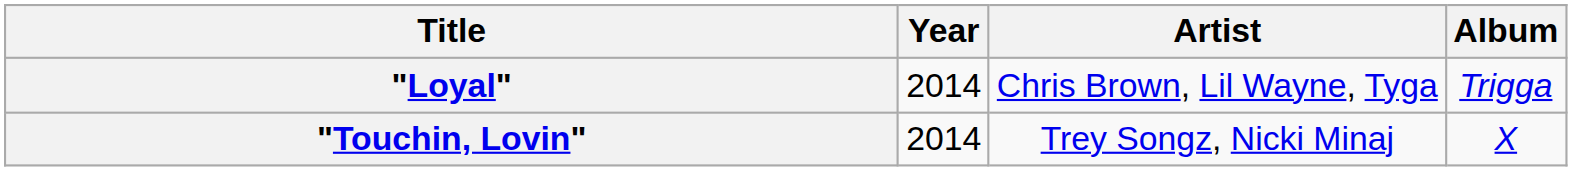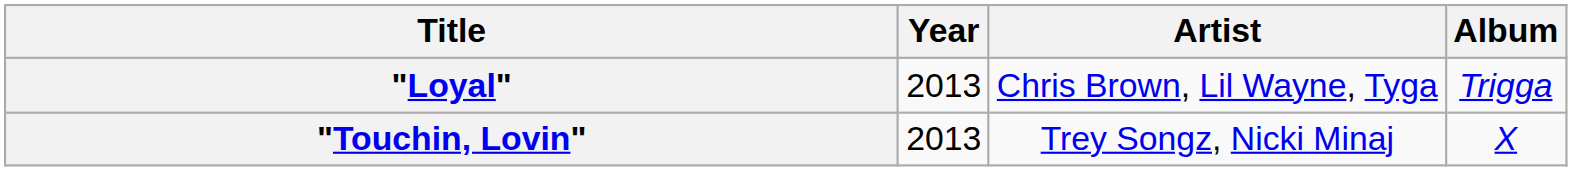(944, 84) 2014 -> (944, 84) 2013
(944, 138) 2014 -> (944, 138) 2013
